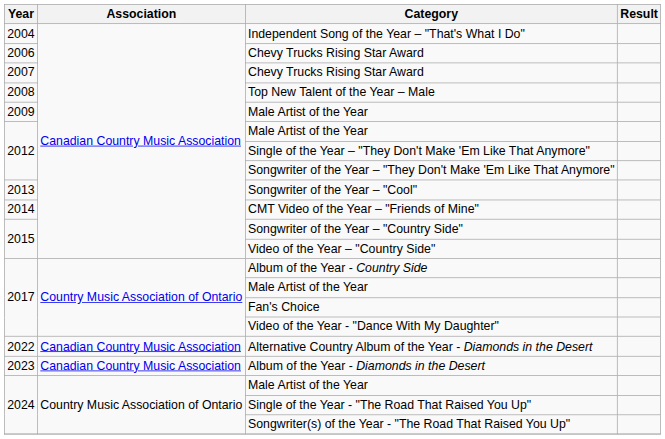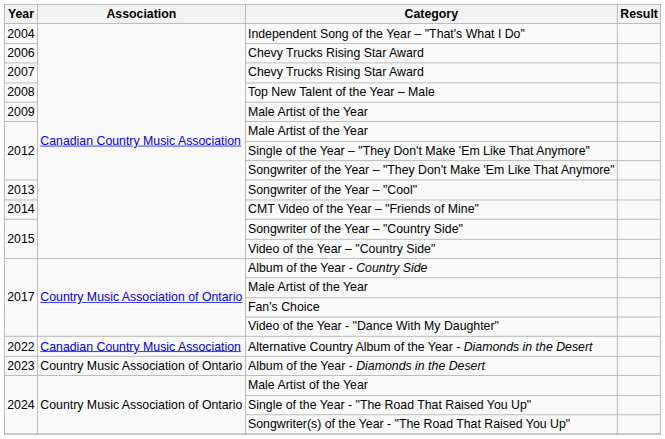(141, 365) Canadian Country Music Association -> (141, 365) Country Music Association of Ontario
